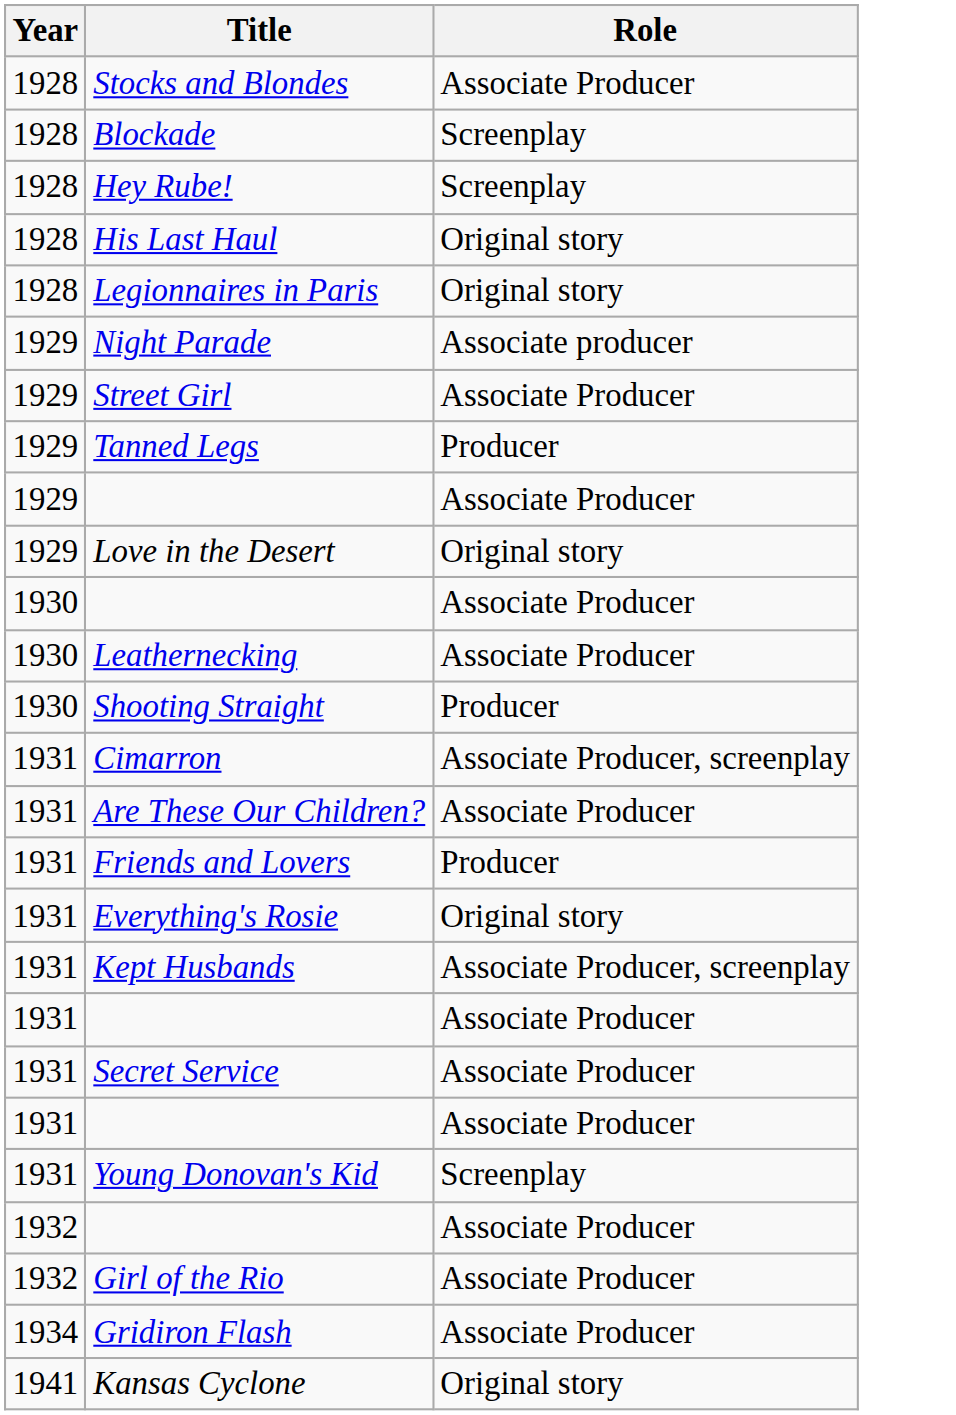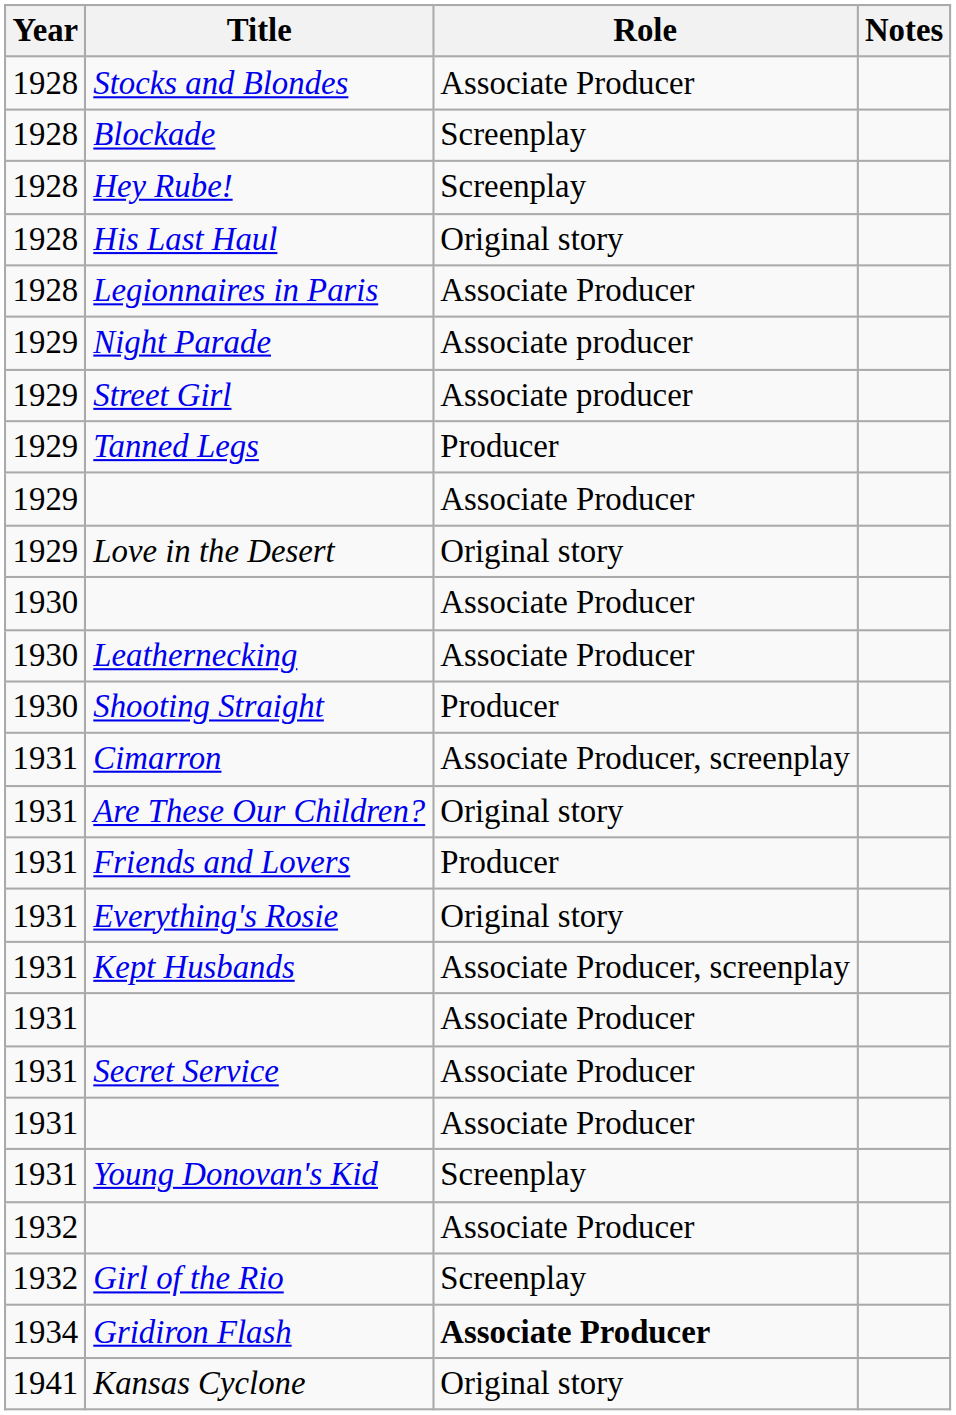+ column: (904, 30)
(532, 290) Original story -> (567, 290) Associate Producer
(567, 394) Associate Producer -> (567, 394) Associate producer
(567, 810) Associate Producer -> (532, 810) Original story
(567, 1278) Associate Producer -> (513, 1278) Screenplay
(567, 1330) normal -> (575, 1330) bold
